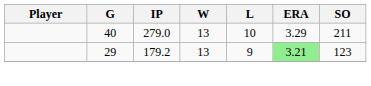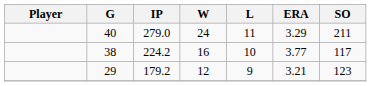(203, 33) 13 -> (203, 33) 24
(250, 33) 10 -> (250, 33) 11
+ row: (110, 52)
(203, 52) 13 -> (203, 71) 12
(296, 52) lightgreen background -> (296, 71) no background
